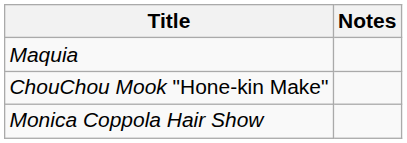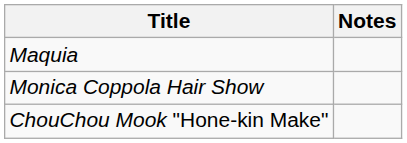rows swapped: (169, 87) <-> (136, 120)
